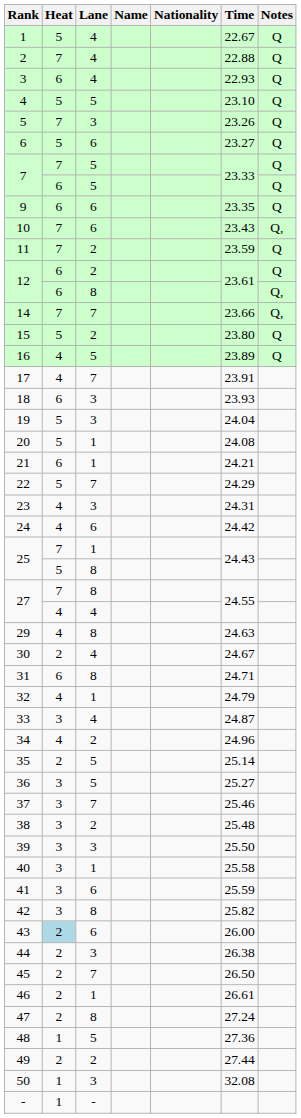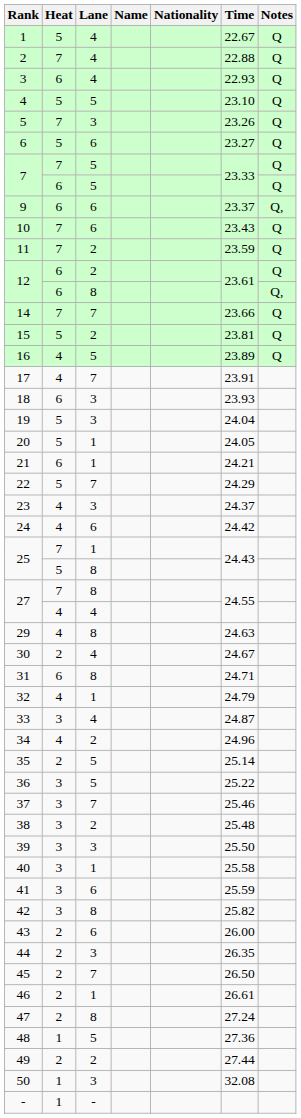(240, 206) 23.35 -> (240, 206) 23.37
(277, 206) Q -> (277, 206) Q,
(277, 228) Q, -> (277, 228) Q
(277, 313) Q, -> (277, 313) Q
(240, 334) 23.80 -> (240, 334) 23.81
(240, 441) 24.08 -> (240, 441) 24.05
(240, 505) 24.31 -> (240, 505) 24.37
(240, 782) 25.27 -> (240, 782) 25.22
(59, 931) lightblue background -> (59, 931) no background
(240, 953) 26.38 -> (240, 953) 26.35
